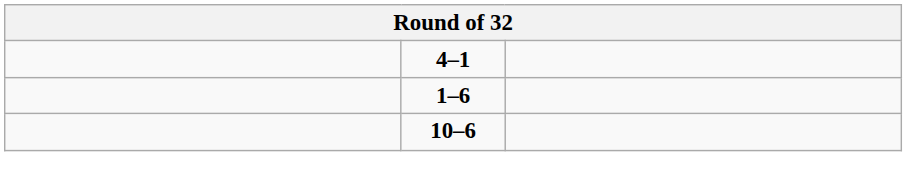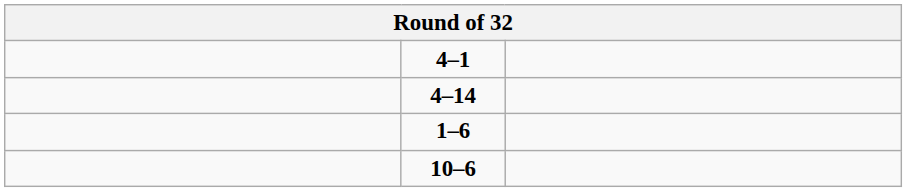+ row: (453, 95)
